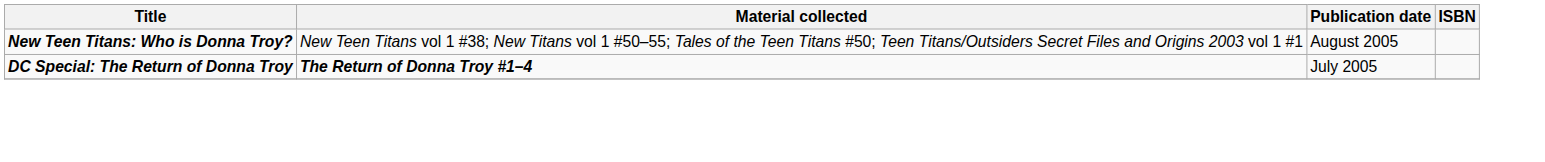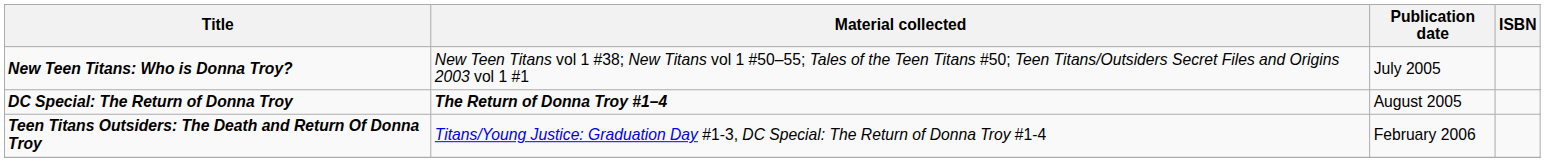(1354, 41) August 2005 -> (1407, 68) July 2005
(1344, 66) July 2005 -> (1418, 101) August 2005
+ row: (214, 135)
